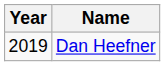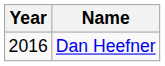(28, 46) 2019 -> (28, 46) 2016
